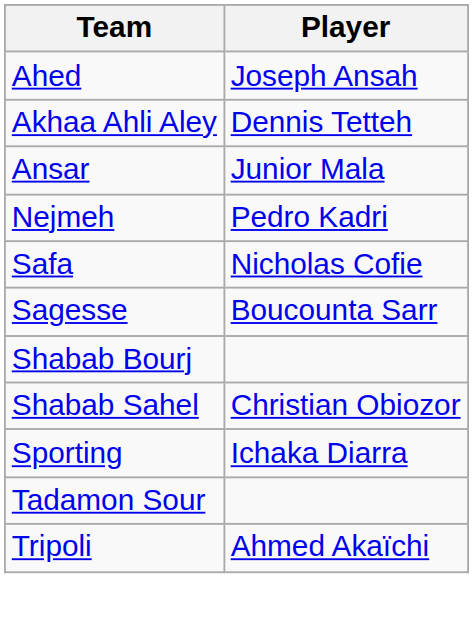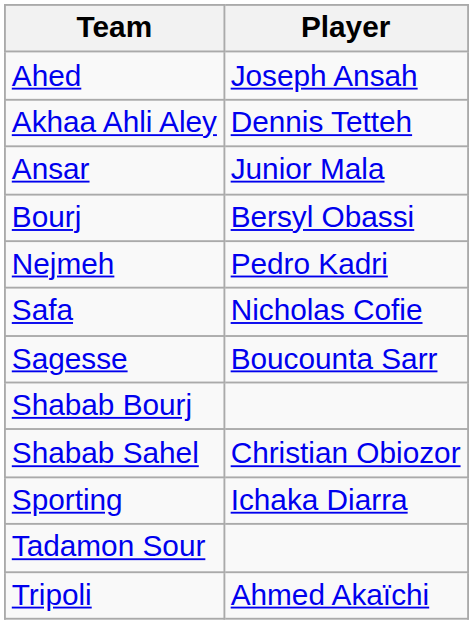+ row: (47, 216)
